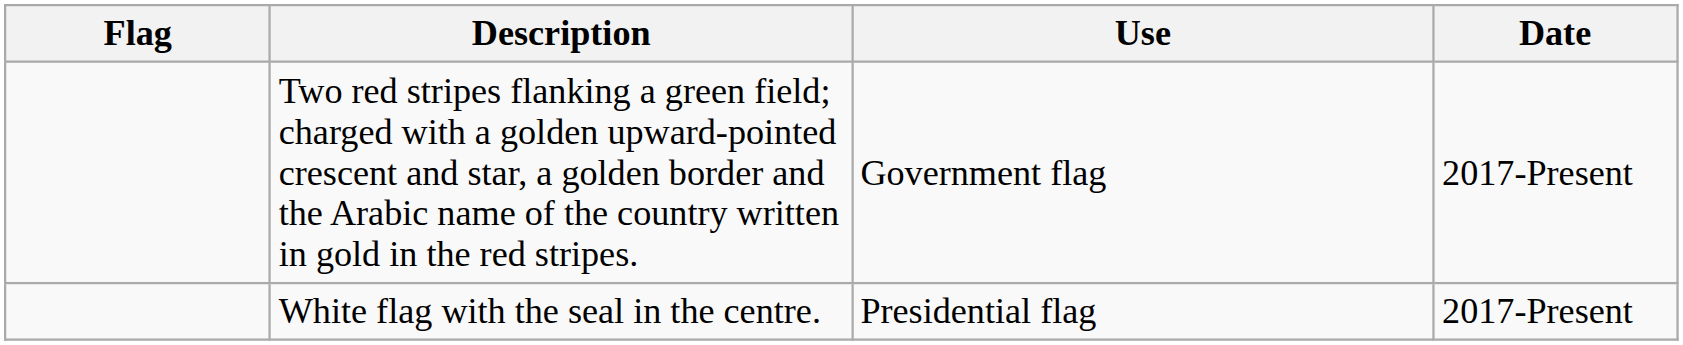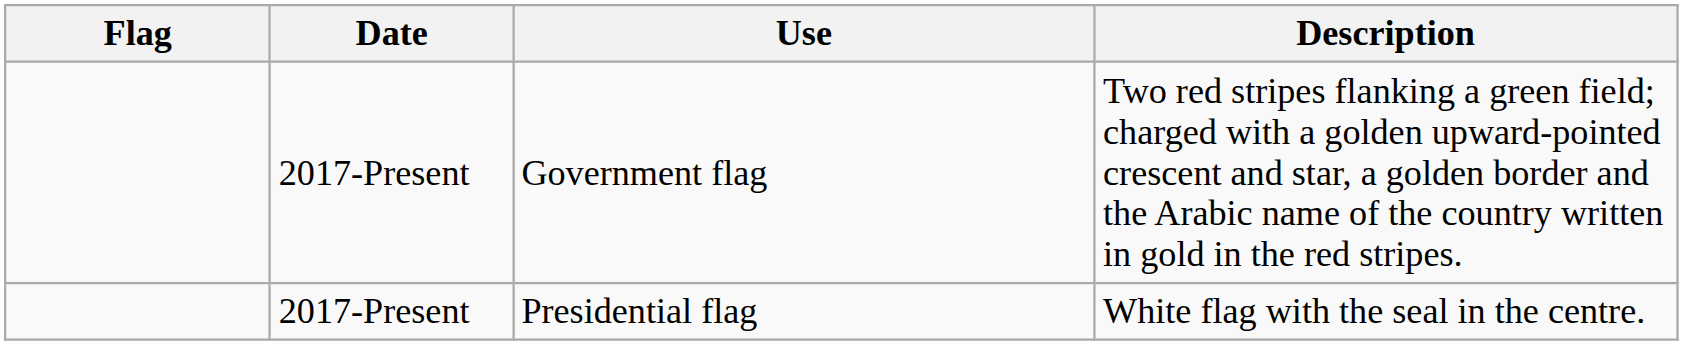columns swapped: (1555, 33) <-> (561, 33)
